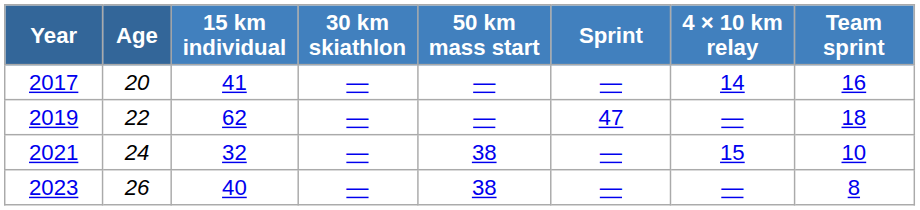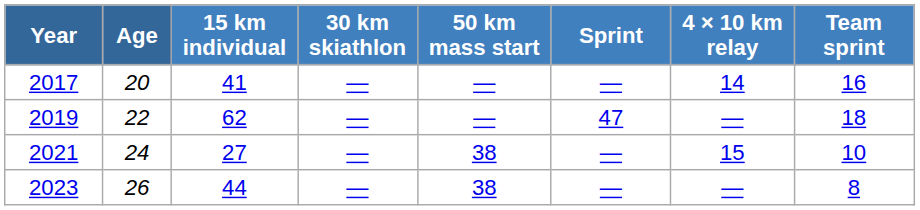(234, 153) 32 -> (234, 153) 27
(234, 188) 40 -> (234, 188) 44
